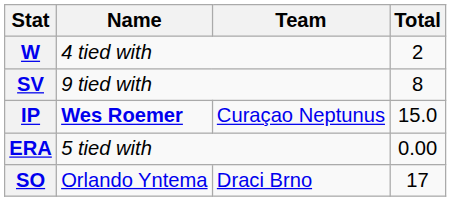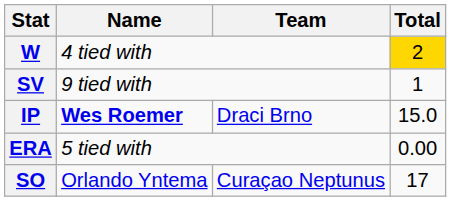(418, 52) no background -> (418, 52) gold background
(418, 84) 8 -> (418, 84) 1
(301, 116) Curaçao Neptunus -> (264, 116) Draci Brno
(264, 180) Draci Brno -> (301, 180) Curaçao Neptunus
